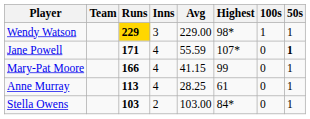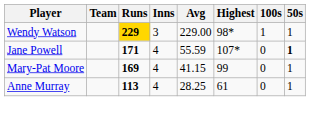(130, 68) 166 -> (130, 68) 169
- row: (38, 104)
